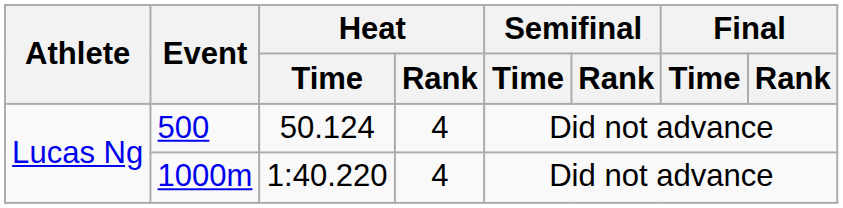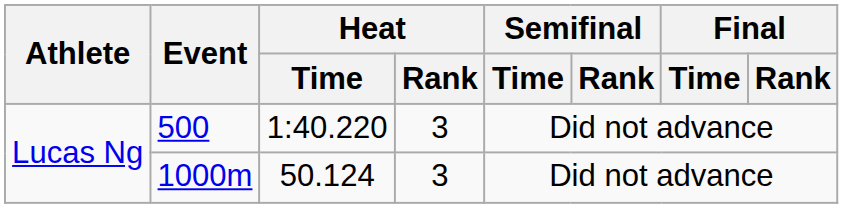(327, 127) 50.124 -> (327, 127) 1:40.220
(440, 127) 4 -> (440, 127) 3
(327, 176) 1:40.220 -> (327, 176) 50.124
(440, 176) 4 -> (440, 176) 3
